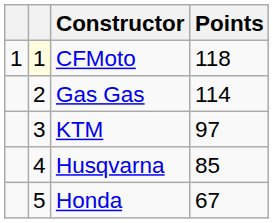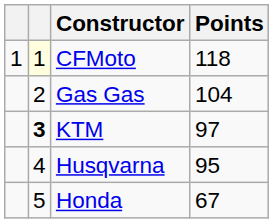(213, 94) 114 -> (214, 94) 104
(39, 130) normal -> (39, 130) bold
(207, 165) 85 -> (207, 165) 95
